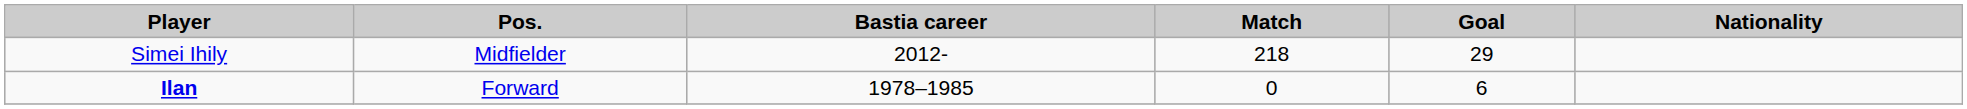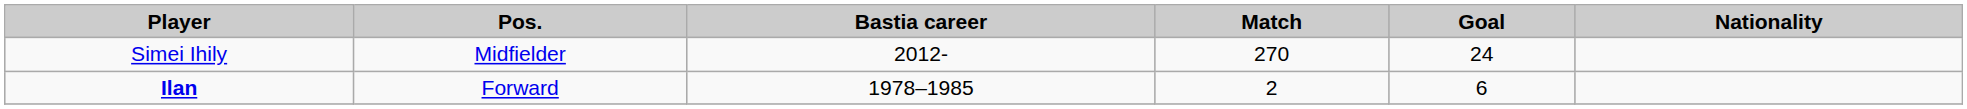(1272, 54) 218 -> (1272, 54) 270
(1482, 54) 29 -> (1482, 54) 24
(1272, 87) 0 -> (1272, 87) 2
